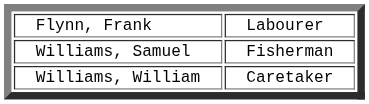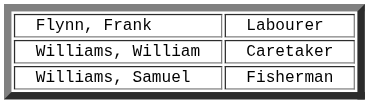rows swapped: (113, 52) <-> (118, 78)
